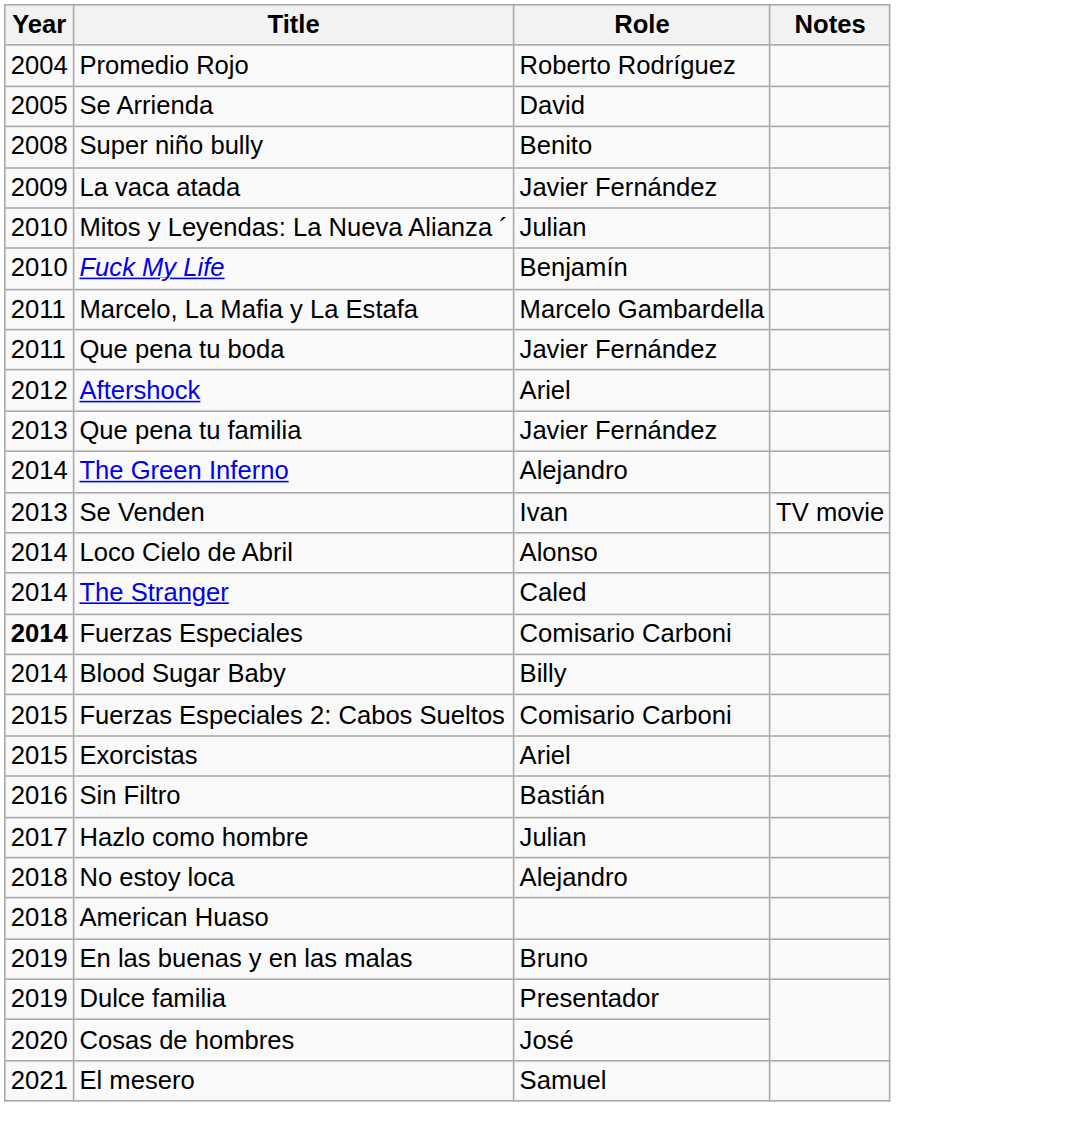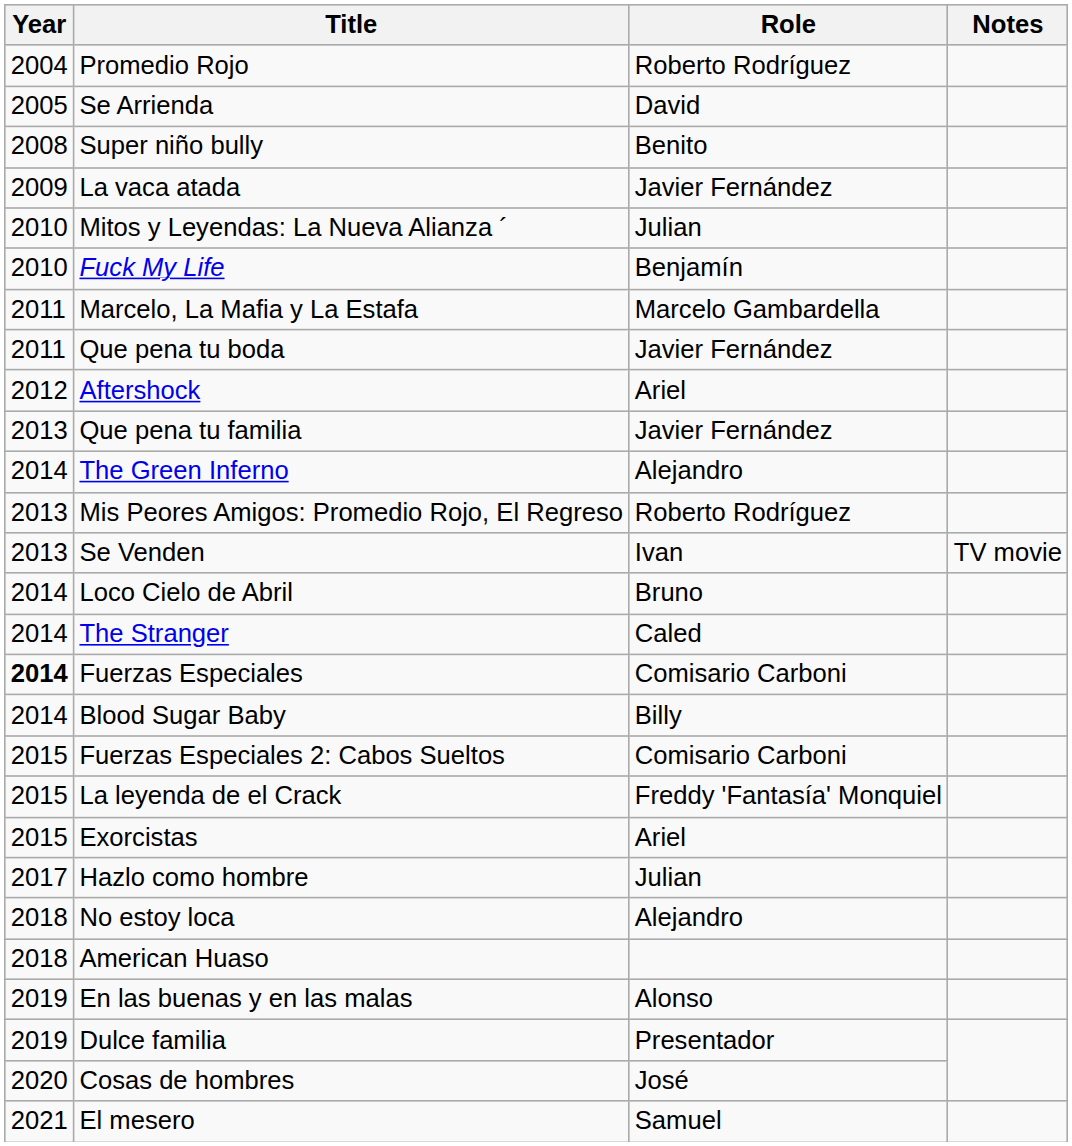+ row: (351, 512)
(559, 552) Alonso -> (669, 593) Bruno
+ row: (210, 796)
- row: (130, 796)
(554, 958) Bruno -> (674, 999) Alonso
